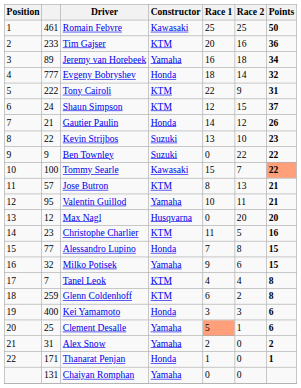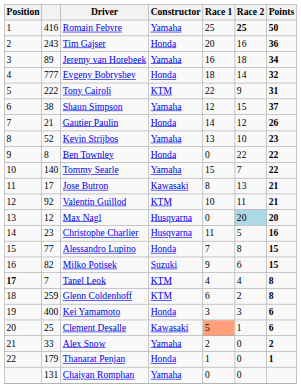(51, 28) 461 -> (51, 28) 416
(169, 28) Kawasaki -> (166, 28) Yamaha
(242, 28) normal -> (242, 28) bold
(51, 44) 233 -> (51, 44) 243
(161, 44) KTM -> (163, 44) Honda
(49, 107) 24 -> (49, 107) 38
(161, 107) KTM -> (166, 107) Yamaha
(49, 138) 22 -> (49, 138) 52
(164, 138) Suzuki -> (166, 138) Yamaha
(46, 154) 9 -> (46, 154) 8
(164, 154) Suzuki -> (163, 154) Honda
(51, 170) 100 -> (51, 170) 140
(169, 170) Kawasaki -> (166, 170) Yamaha
(273, 170) lightsalmon background -> (273, 170) no background
(49, 186) 57 -> (49, 186) 17
(161, 186) KTM -> (169, 186) Kawasaki
(49, 202) 95 -> (49, 202) 92
(166, 202) Yamaha -> (161, 202) KTM
(242, 217) no background -> (242, 217) lightblue background
(161, 233) KTM -> (171, 233) Husqvarna
(49, 265) 32 -> (49, 265) 82
(166, 265) Yamaha -> (164, 265) Suzuki
(11, 281) normal -> (11, 281) bold
(166, 328) Yamaha -> (169, 328) Kawasaki
(49, 344) 31 -> (49, 344) 33
(51, 359) 171 -> (51, 359) 179
